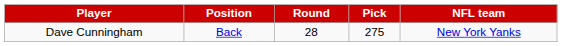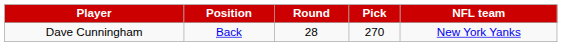(374, 32) 275 -> (374, 32) 270
